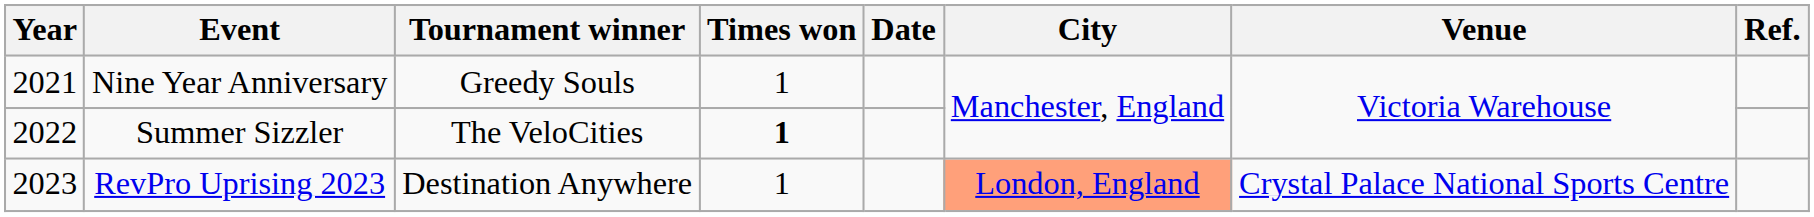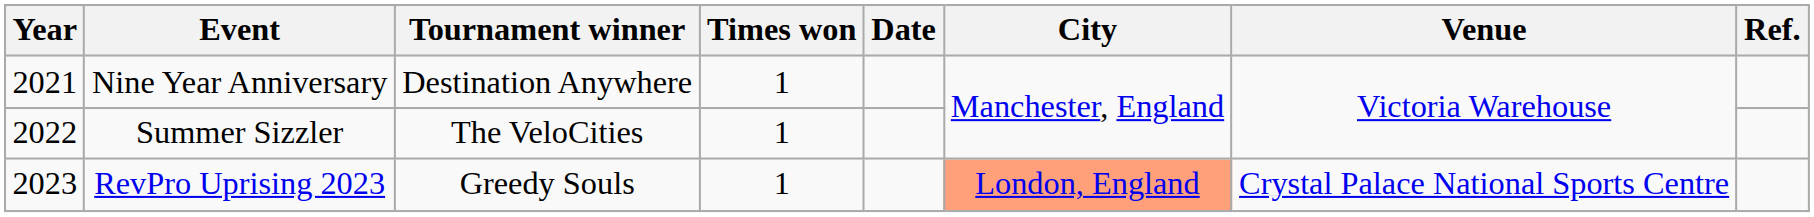(547, 81) Greedy Souls -> (547, 81) Destination Anywhere
(782, 132) bold -> (782, 132) normal
(547, 183) Destination Anywhere -> (547, 183) Greedy Souls
